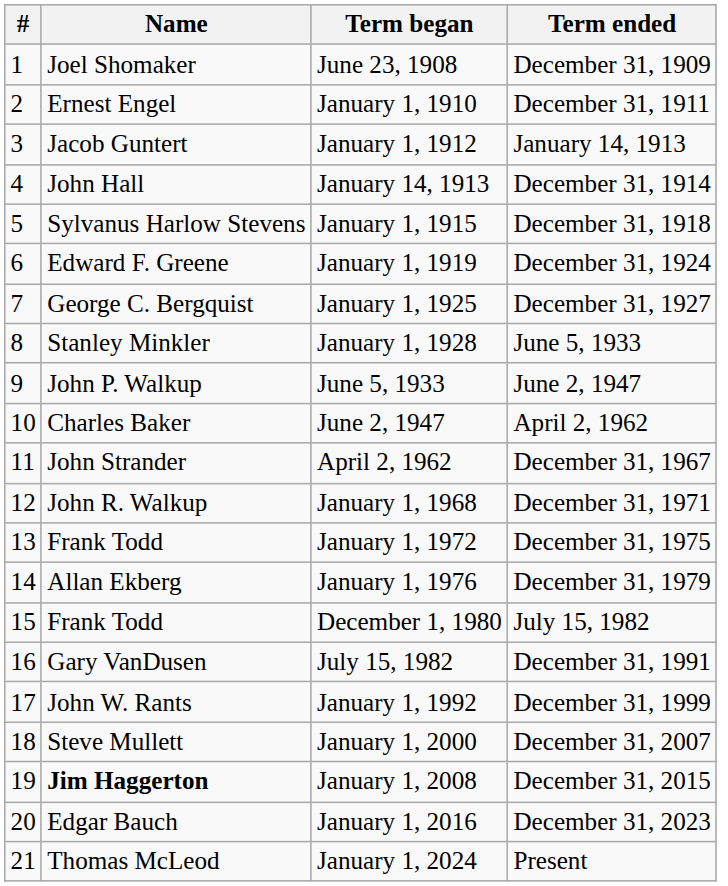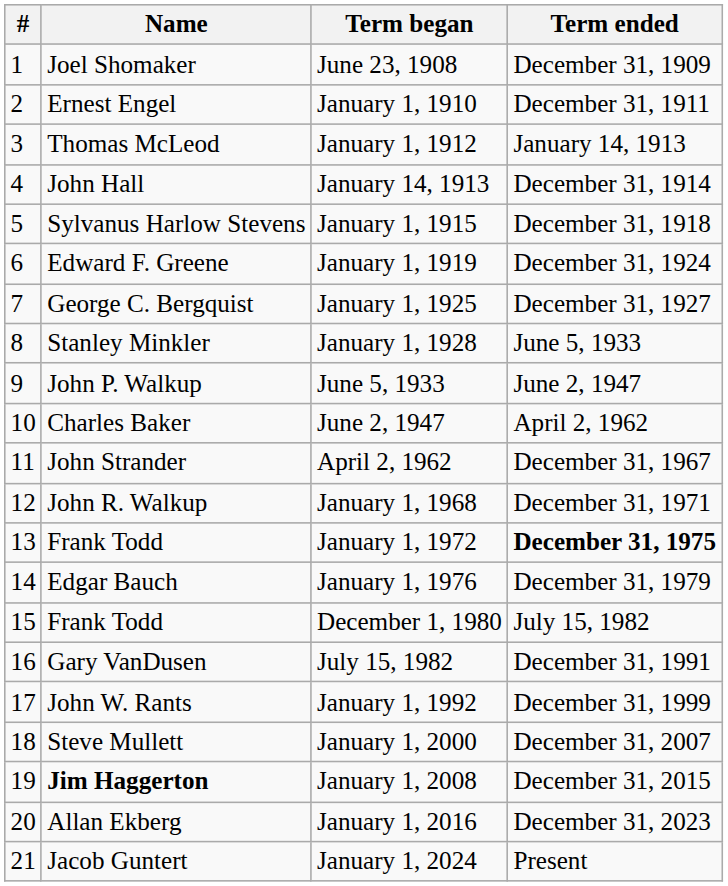(117, 143) Jacob Guntert -> (133, 143) Thomas McLeod
(612, 542) normal -> (615, 542) bold
(114, 582) Allan Ekberg -> (112, 582) Edgar Bauch
(112, 821) Edgar Bauch -> (114, 821) Allan Ekberg
(133, 861) Thomas McLeod -> (117, 861) Jacob Guntert
